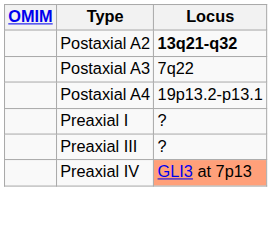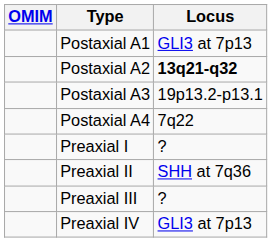+ row: (105, 43)
(176, 69) 7q22 -> (210, 95) 19p13.2-p13.1
(210, 95) 19p13.2-p13.1 -> (176, 120) 7q22
+ row: (96, 172)
(205, 172) lightsalmon background -> (205, 224) no background
